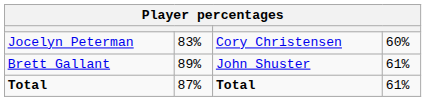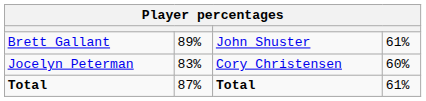rows swapped: (71, 43) <-> (59, 64)
